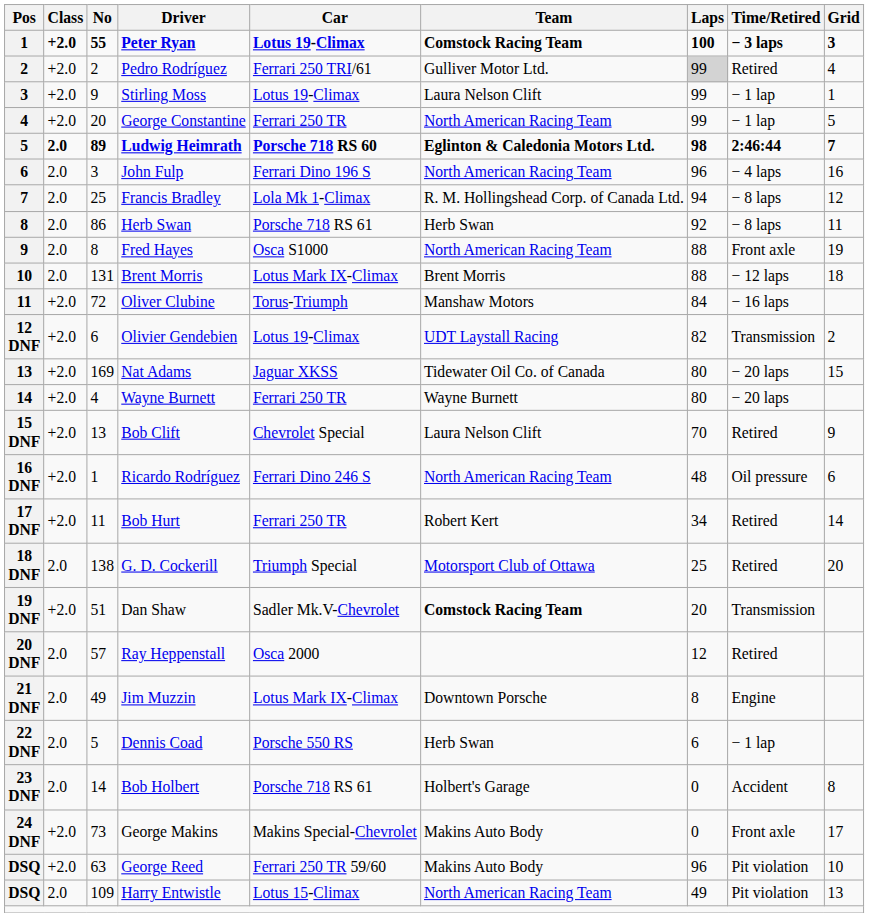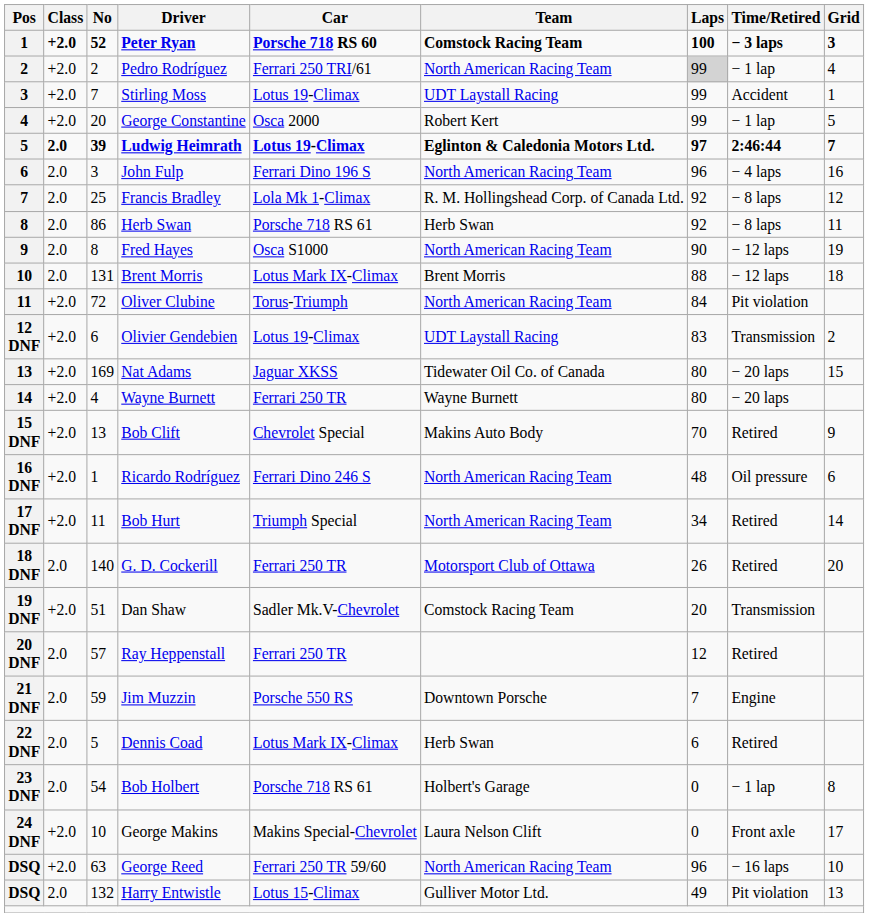(98, 43) 55 -> (98, 43) 52
(309, 43) Lotus 19-Climax -> (315, 43) Porsche 718 RS 60
(486, 69) Gulliver Motor Ltd. -> (518, 69) North American Racing Team
(754, 69) Retired -> (753, 69) − 1 lap
(94, 95) 9 -> (94, 95) 7
(483, 95) Laura Nelson Clift -> (491, 95) UDT Laystall Racing
(753, 95) − 1 lap -> (760, 95) Accident
(300, 120) Ferrari 250 TR -> (286, 120) Osca 2000
(518, 120) North American Racing Team -> (461, 120) Robert Kert
(98, 146) 89 -> (98, 146) 39
(315, 146) Porsche 718 RS 60 -> (309, 146) Lotus 19-Climax
(699, 146) 98 -> (699, 146) 97
(699, 198) 94 -> (699, 198) 92
(699, 249) 88 -> (699, 249) 90
(763, 249) Front axle -> (760, 249) − 12 laps
(479, 301) Manshaw Motors -> (518, 301) North American Racing Team
(760, 301) − 16 laps -> (770, 301) Pit violation
(699, 336) 82 -> (699, 336) 83
(483, 432) Laura Nelson Clift -> (484, 432) Makins Auto Body
(300, 521) Ferrari 250 TR -> (305, 521) Triumph Special
(461, 521) Robert Kert -> (518, 521) North American Racing Team
(102, 565) 138 -> (102, 565) 140
(305, 565) Triumph Special -> (300, 565) Ferrari 250 TR
(699, 565) 25 -> (699, 565) 26
(503, 610) bold -> (499, 610) normal
(286, 654) Osca 2000 -> (300, 654) Ferrari 250 TR
(98, 698) 49 -> (98, 698) 59
(326, 698) Lotus Mark IX-Climax -> (303, 698) Porsche 550 RS
(695, 698) 8 -> (695, 698) 7
(303, 743) Porsche 550 RS -> (326, 743) Lotus Mark IX-Climax
(753, 743) − 1 lap -> (754, 743) Retired
(98, 787) 14 -> (98, 787) 54
(760, 787) Accident -> (753, 787) − 1 lap
(98, 831) 73 -> (98, 831) 10
(484, 831) Makins Auto Body -> (483, 831) Laura Nelson Clift
(484, 866) Makins Auto Body -> (518, 866) North American Racing Team
(770, 866) Pit violation -> (760, 866) − 16 laps
(102, 892) 109 -> (102, 892) 132
(518, 892) North American Racing Team -> (486, 892) Gulliver Motor Ltd.
